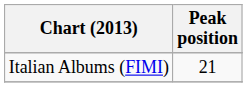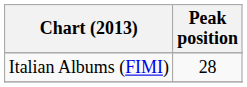(208, 67) 21 -> (208, 67) 28
